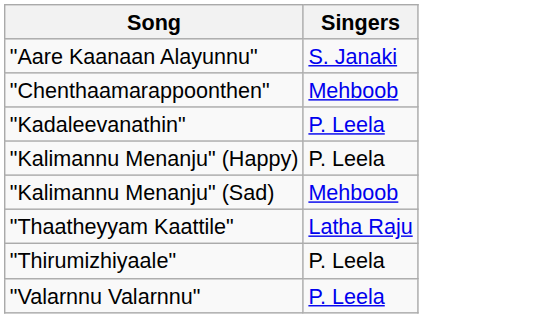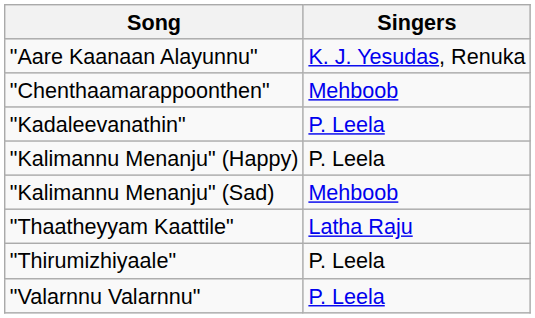(353, 56) S. Janaki -> (417, 56) K. J. Yesudas, Renuka
